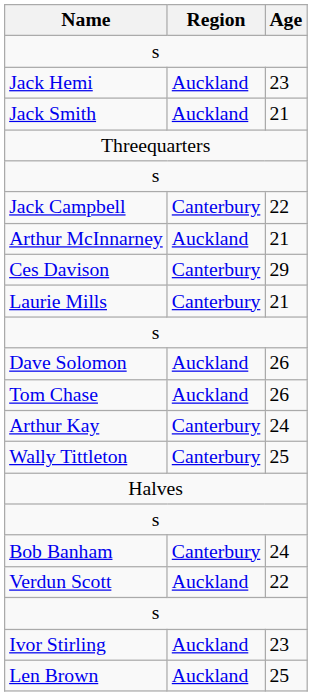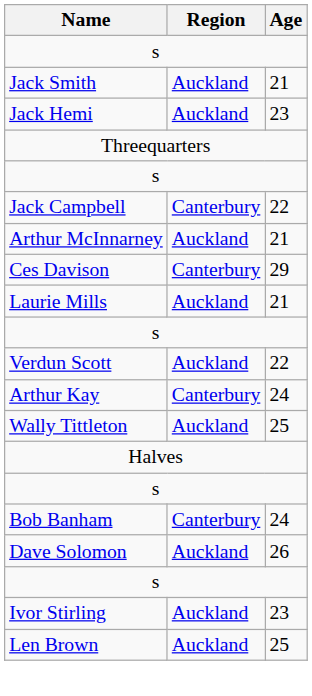rows swapped: (51, 82) <-> (53, 113)
(216, 301) Canterbury -> (210, 301) Auckland
rows swapped: (60, 581) <-> (68, 363)
- row: (54, 394)
(216, 457) Canterbury -> (210, 425) Auckland
